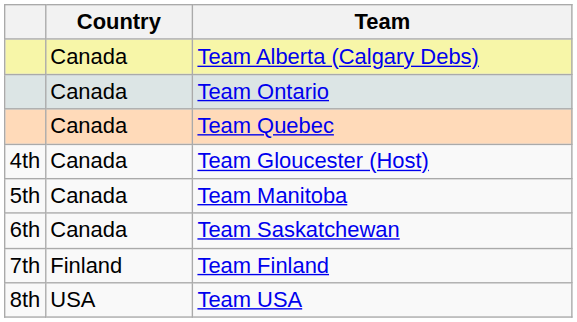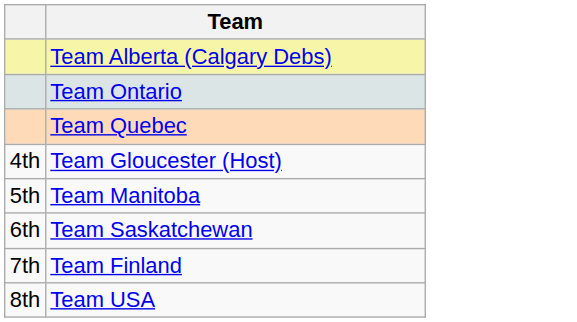- column: (119, 21)
